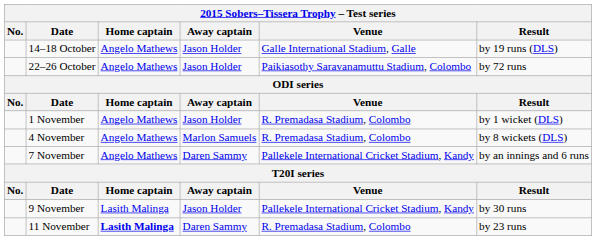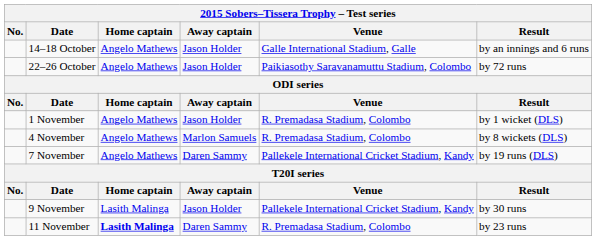(518, 48) by 19 runs (DLS) -> (534, 48) by an innings and 6 runs
(534, 155) by an innings and 6 runs -> (518, 155) by 19 runs (DLS)
